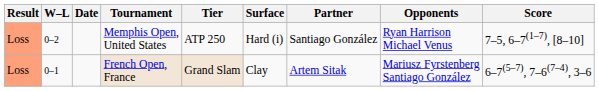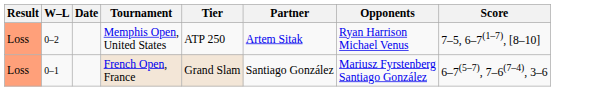- column: (265, 13)
(333, 38) Santiago González -> (274, 38) Artem Sitak
(318, 70) Artem Sitak -> (290, 70) Santiago González
